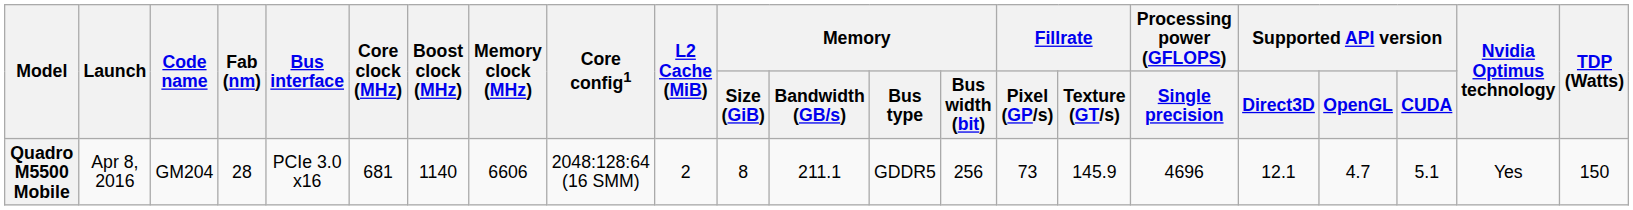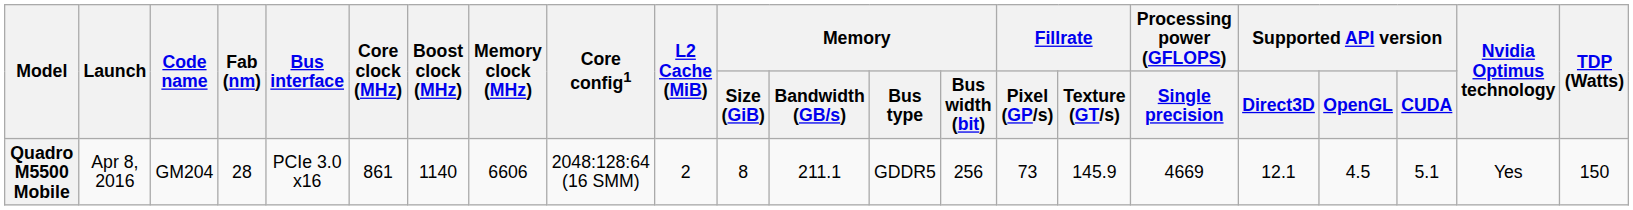(378, 171) 681 -> (378, 171) 861
(1184, 171) 4696 -> (1184, 171) 4669
(1358, 171) 4.7 -> (1358, 171) 4.5
